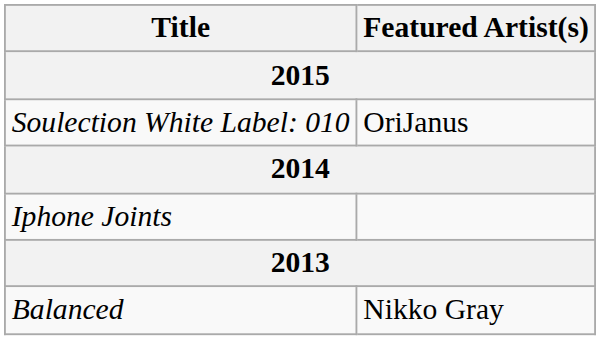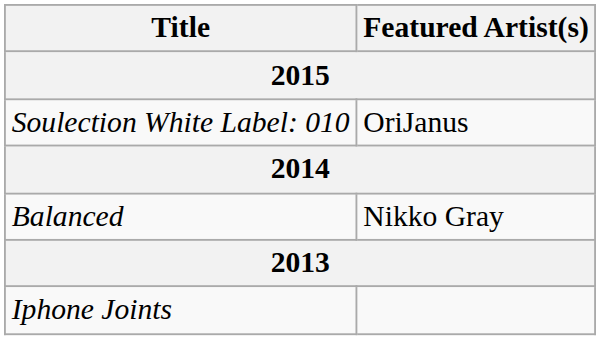rows swapped: (92, 215) <-> (68, 309)
